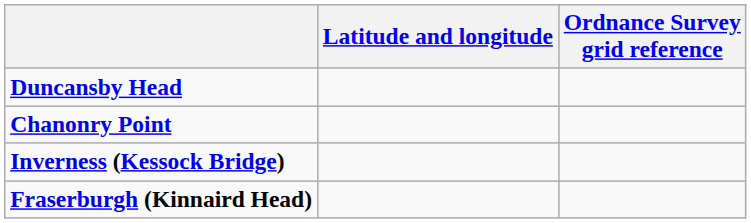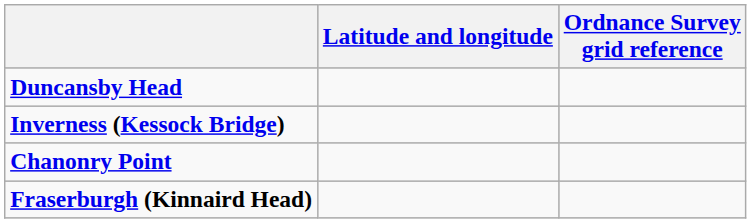rows swapped: (91, 124) <-> (147, 161)
